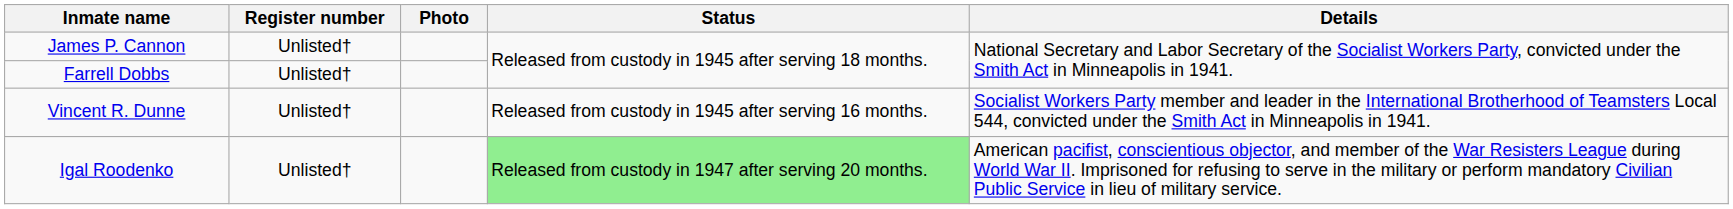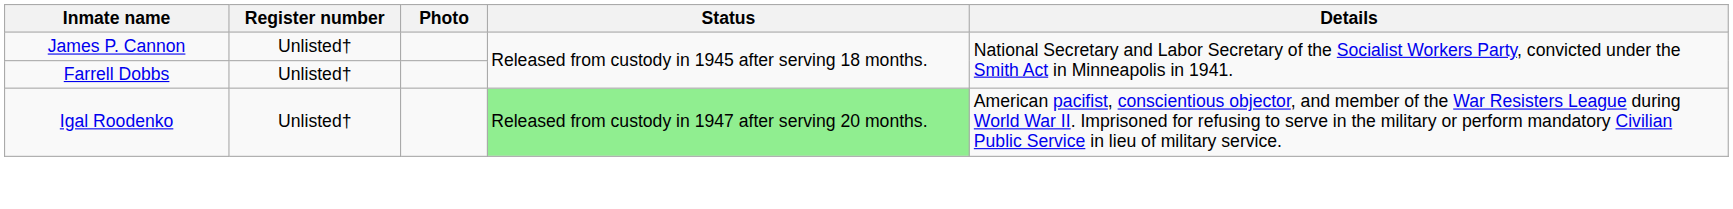- row: (117, 112)
